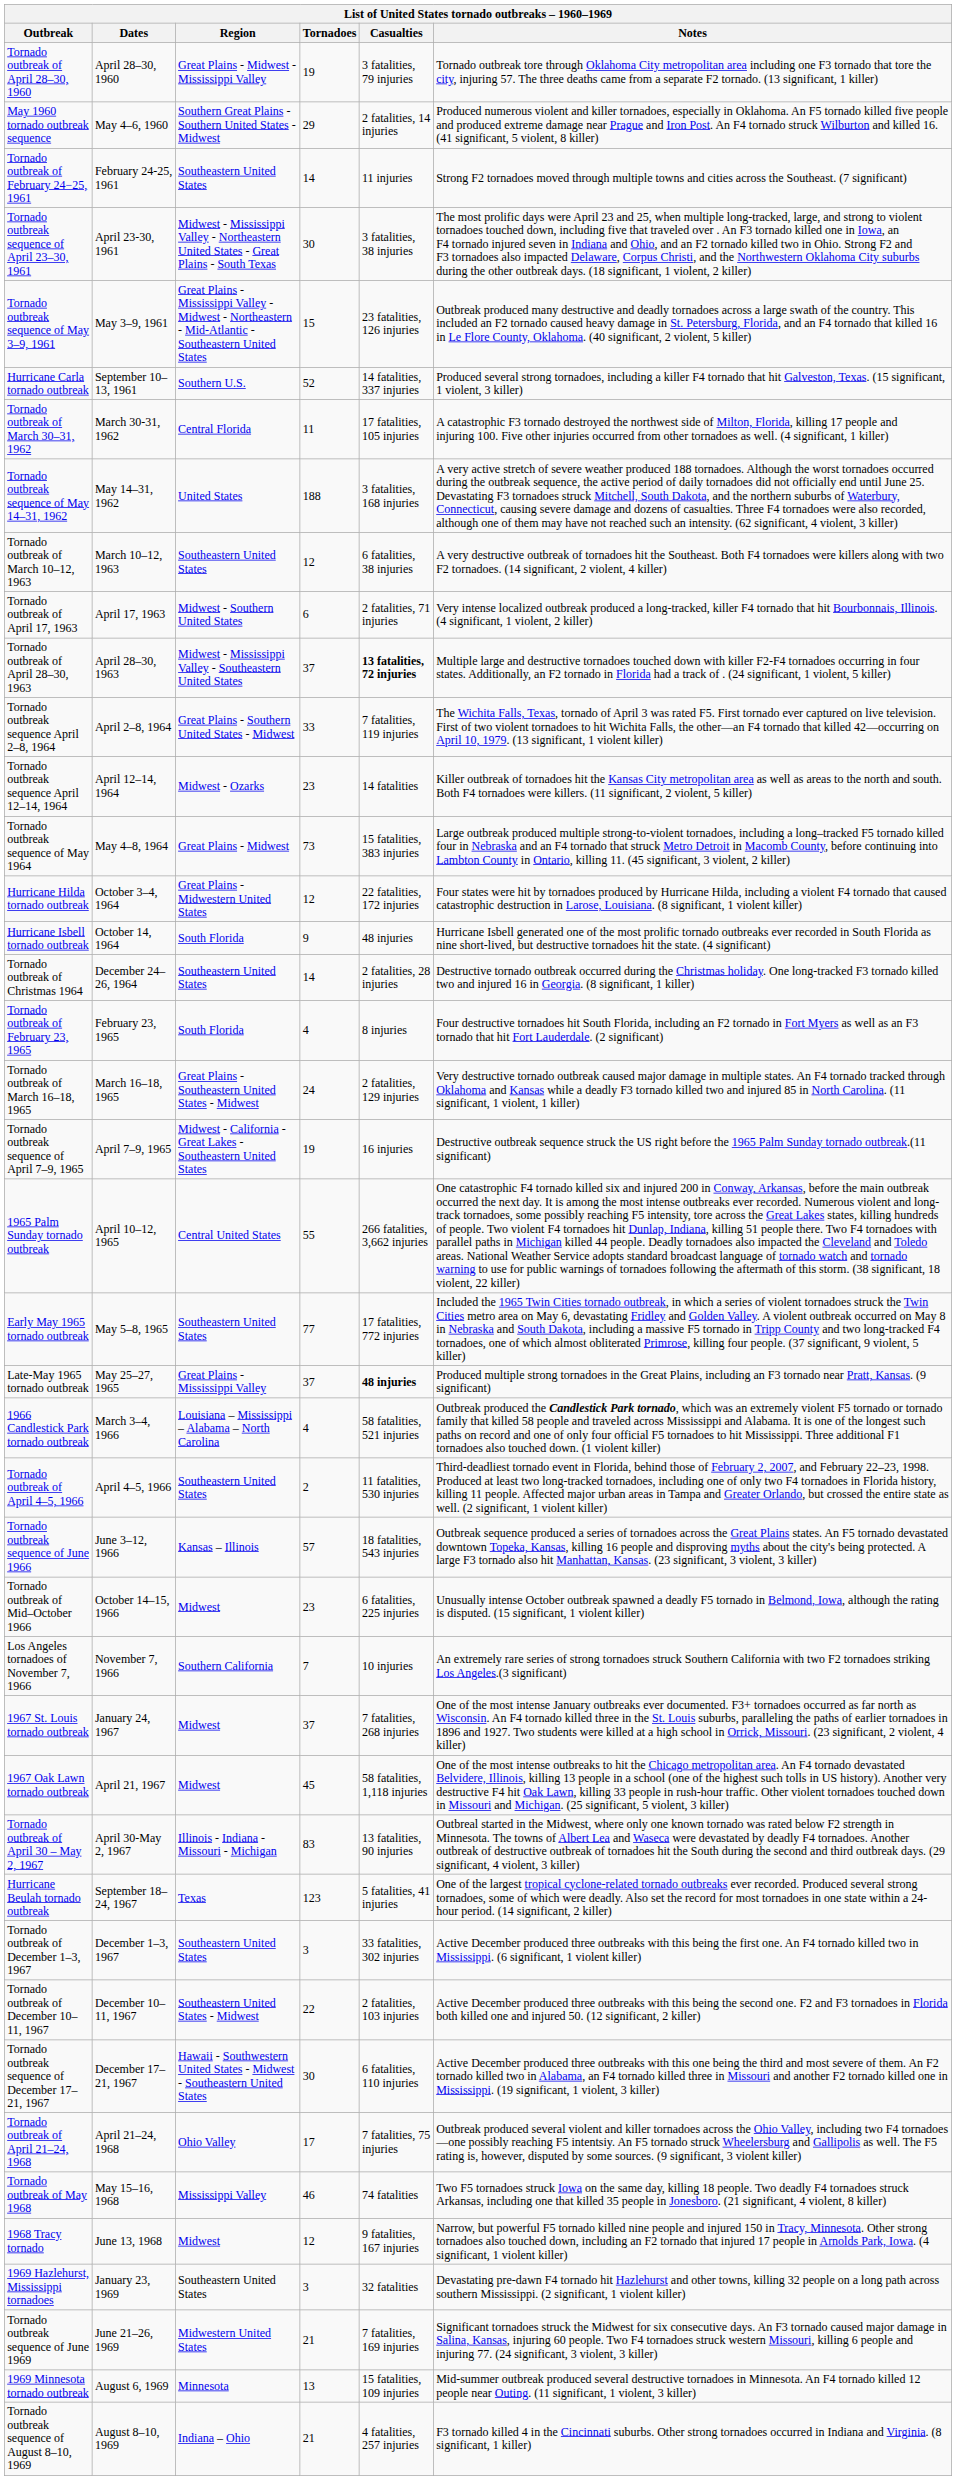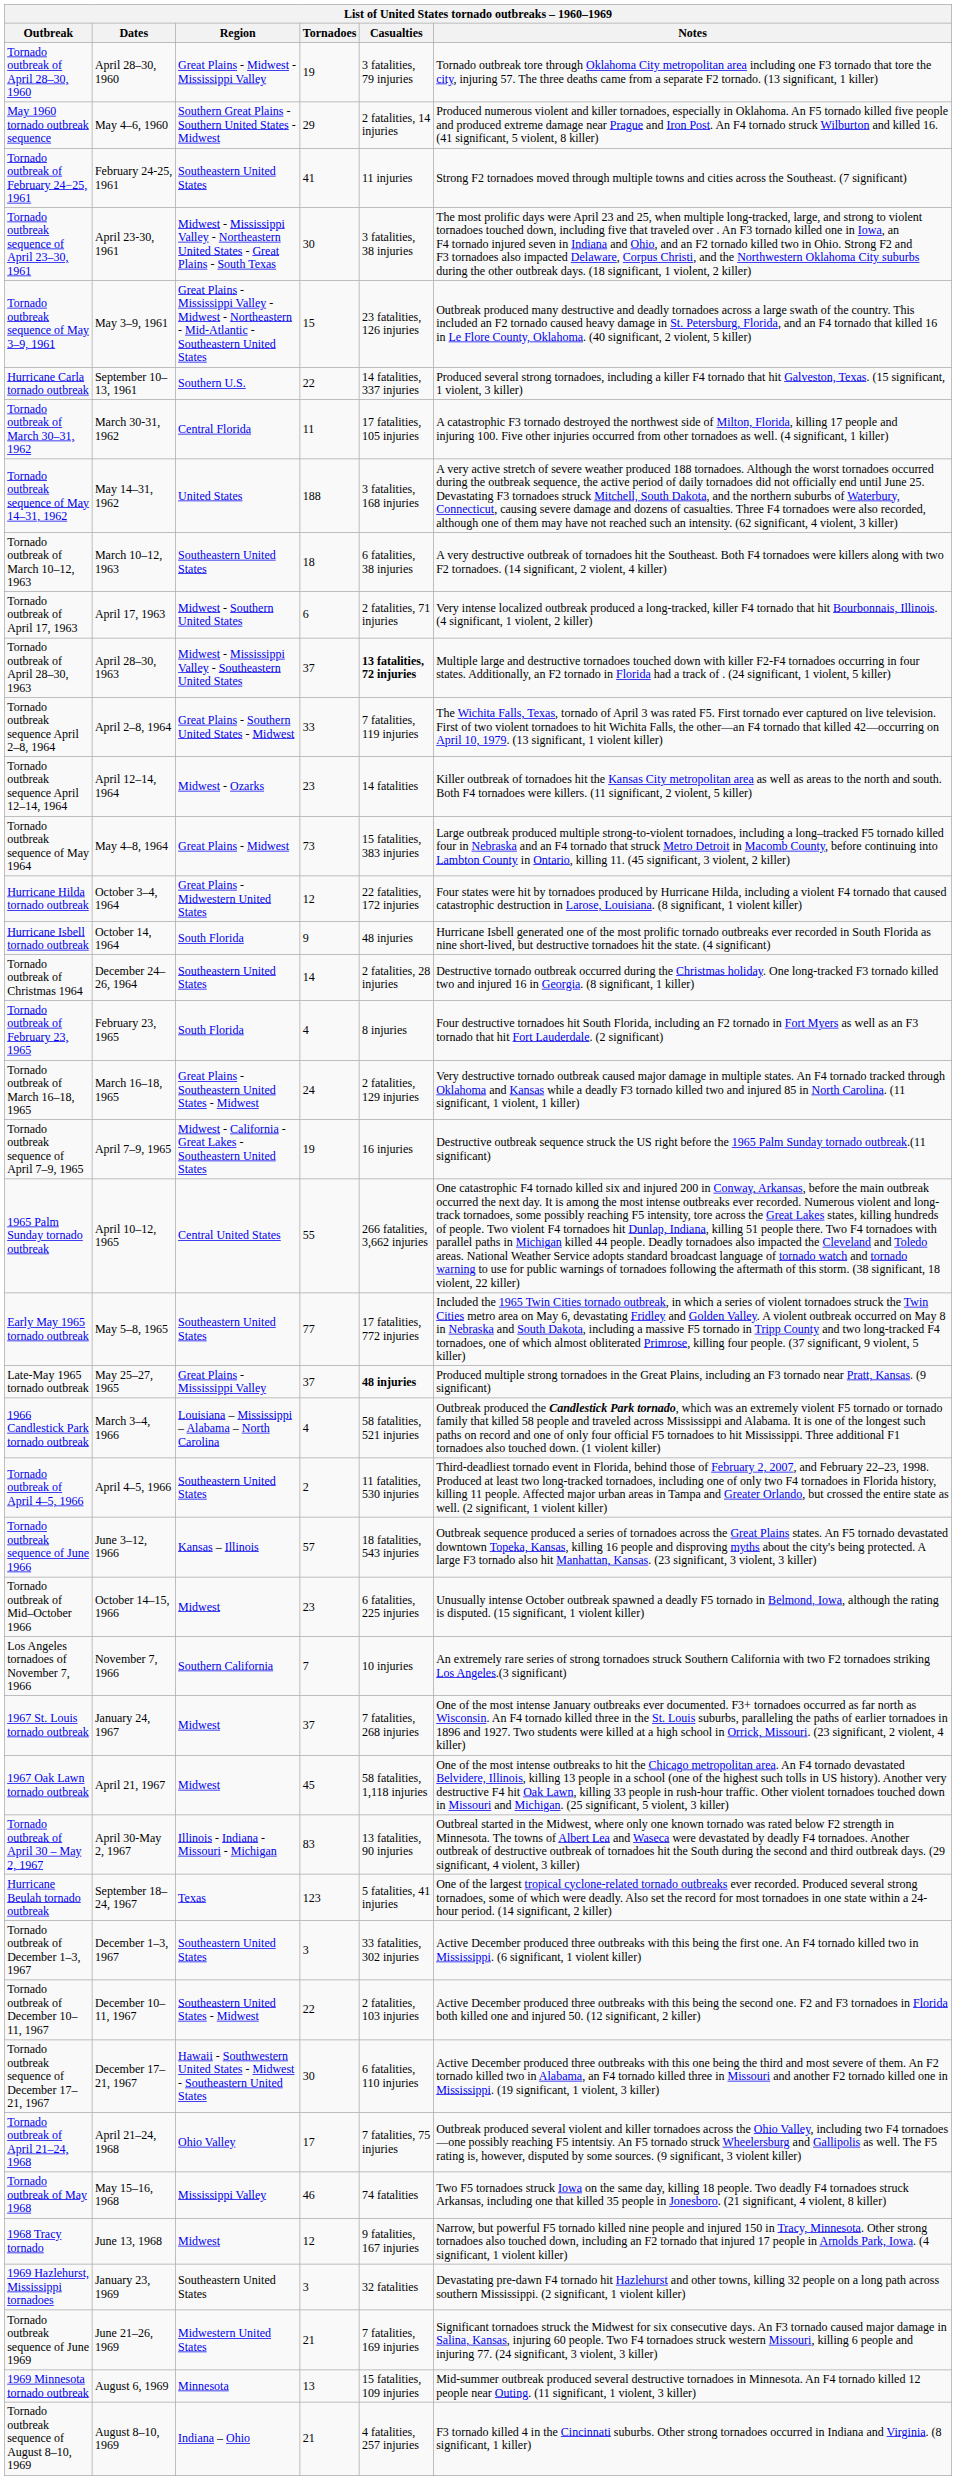(309, 177) 14 -> (309, 177) 41
(309, 383) 52 -> (309, 383) 22
(309, 562) 12 -> (309, 562) 18
